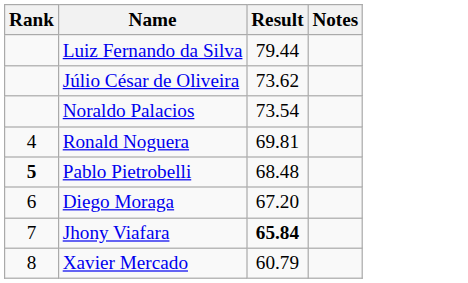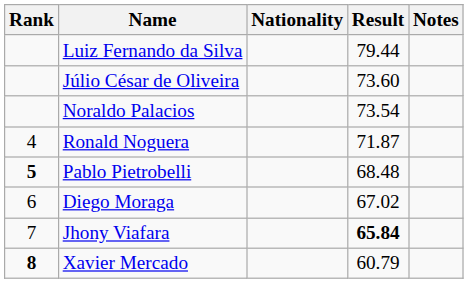+ column: (297, 19)
(277, 80) 73.62 -> (378, 80) 73.60
(277, 141) 69.81 -> (378, 141) 71.87
(277, 202) 67.20 -> (378, 202) 67.02
(31, 263) normal -> (31, 263) bold
